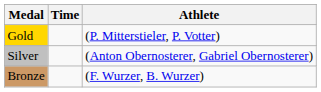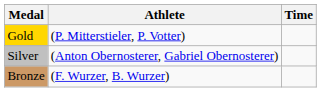columns swapped: (199, 14) <-> (65, 14)
